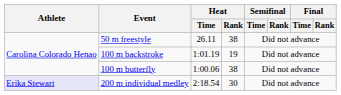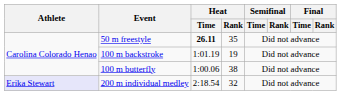(206, 40) normal -> (206, 40) bold
(233, 40) 38 -> (233, 40) 35
(233, 83) 30 -> (233, 83) 32
